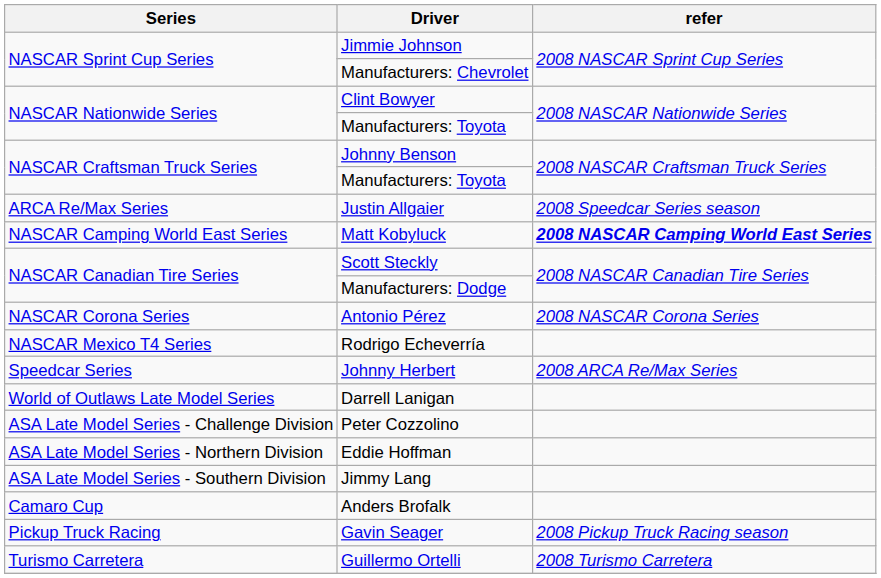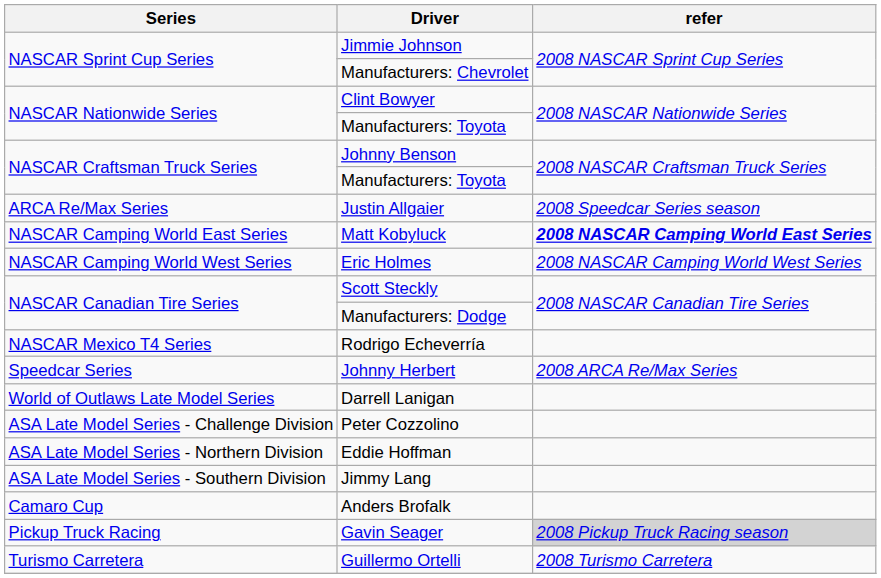+ row: (150, 262)
- row: (99, 316)
(662, 532) no background -> (662, 532) lightgrey background
